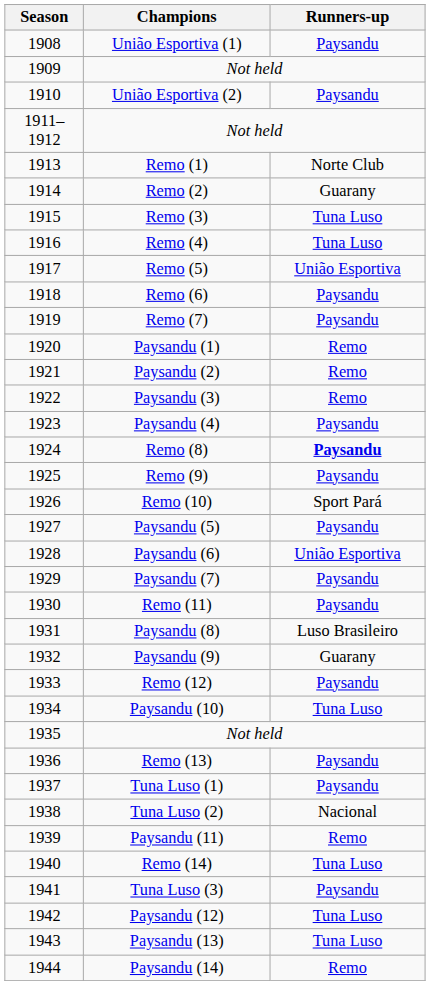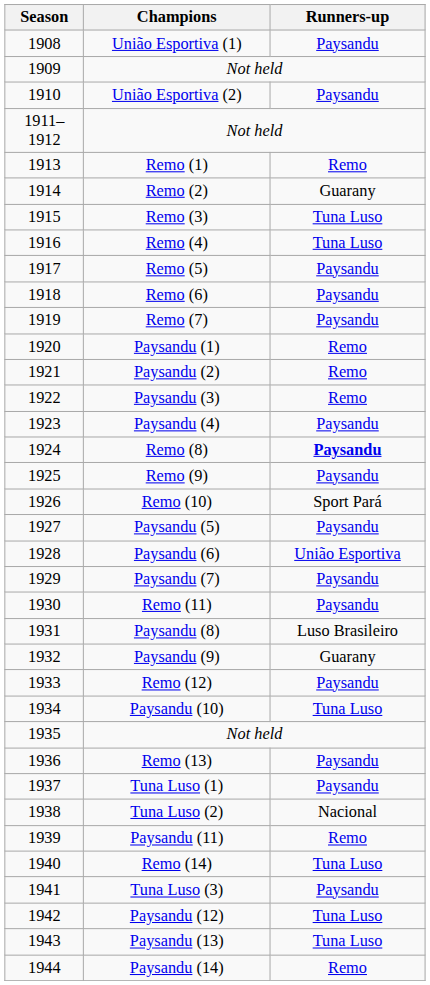(347, 165) Norte Club -> (347, 165) Remo
(347, 268) União Esportiva -> (347, 268) Paysandu
